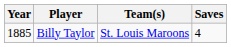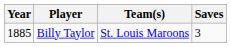(198, 33) 4 -> (198, 33) 3
